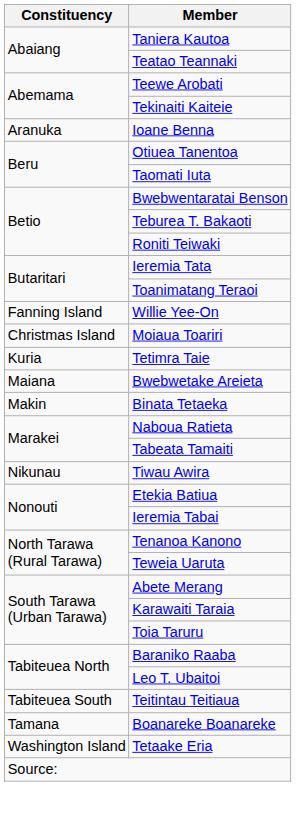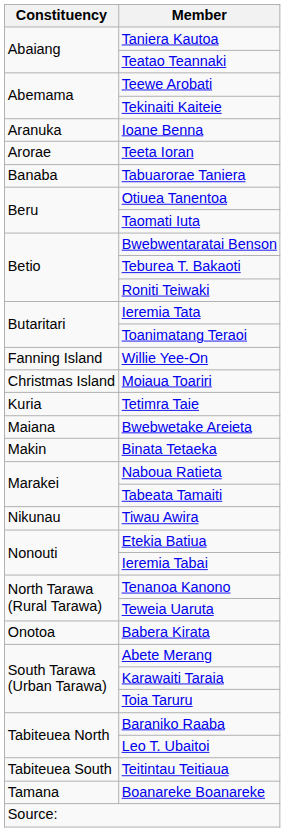+ row: (158, 152)
+ row: (184, 175)
+ row: (166, 632)
- row: (172, 746)
